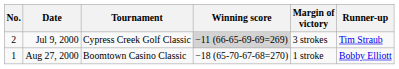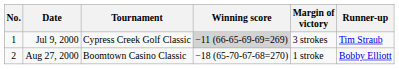(14, 40) 2 -> (14, 40) 1
(14, 56) 1 -> (14, 56) 2
